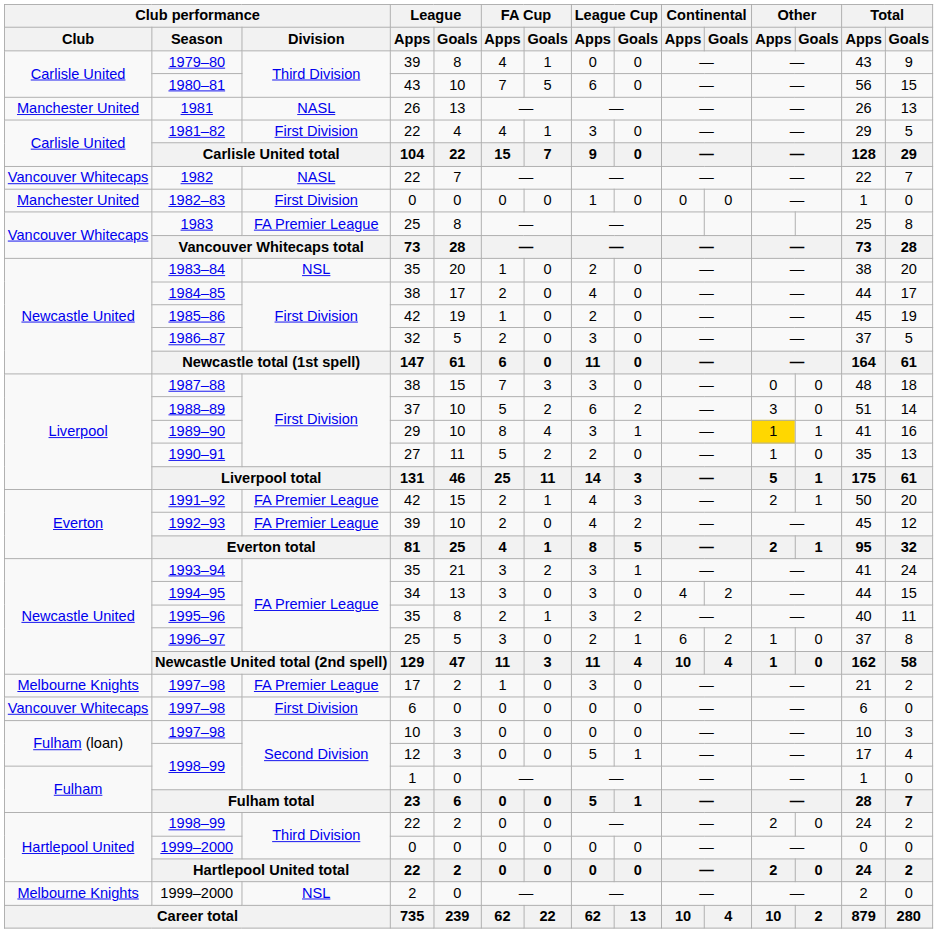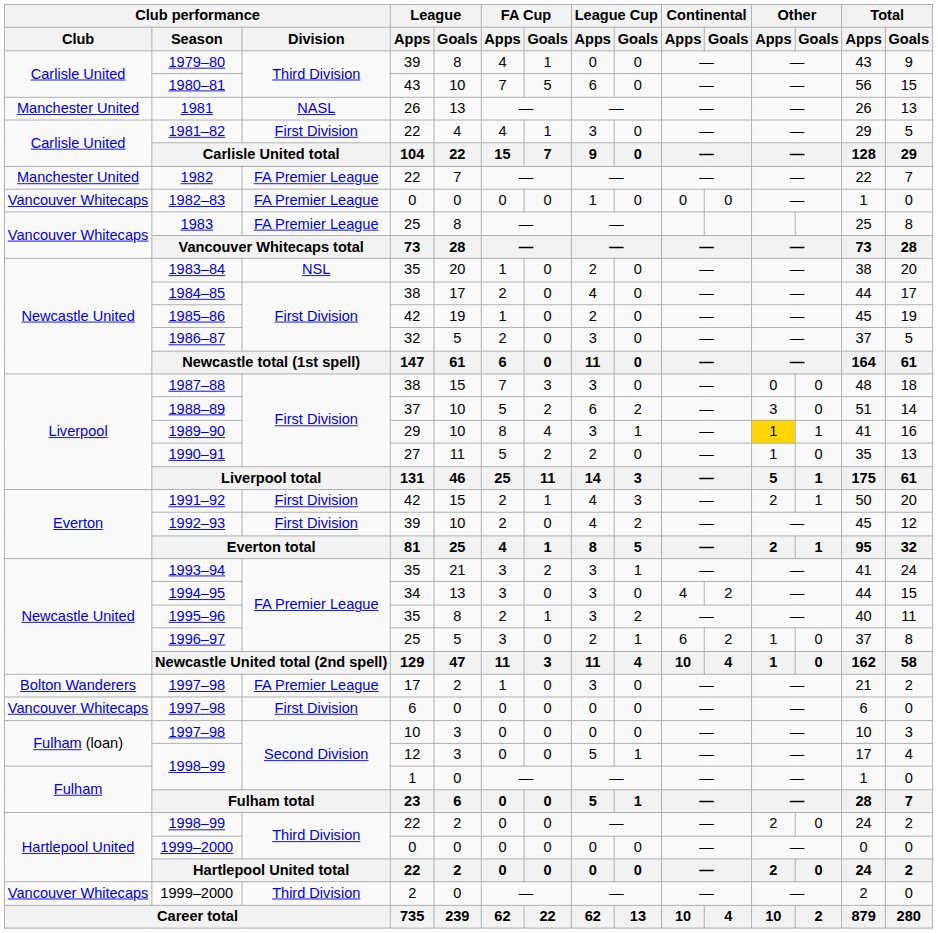(78, 177) Vancouver Whitecaps -> (78, 177) Manchester United
(316, 177) NASL -> (316, 177) FA Premier League
(78, 200) Manchester United -> (78, 200) Vancouver Whitecaps
(316, 200) First Division -> (316, 200) FA Premier League
(316, 500) FA Premier League -> (316, 500) First Division
(316, 524) FA Premier League -> (316, 524) First Division
(78, 685) Melbourne Knights -> (78, 685) Bolton Wanderers
(78, 893) Melbourne Knights -> (78, 893) Vancouver Whitecaps
(316, 893) NSL -> (316, 893) Third Division
